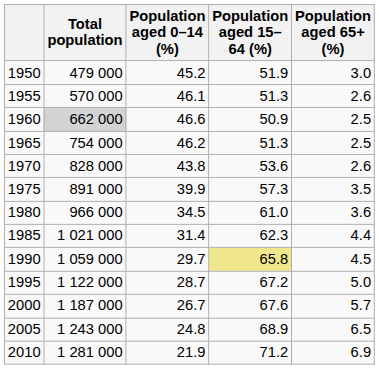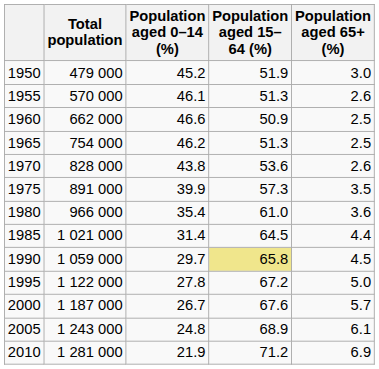(96, 119) lightgrey background -> (96, 119) no background
(191, 212) 34.5 -> (191, 212) 35.4
(274, 236) 62.3 -> (274, 236) 64.5
(191, 282) 28.7 -> (191, 282) 27.8
(361, 329) 6.5 -> (361, 329) 6.1
